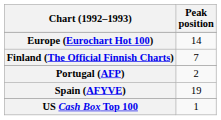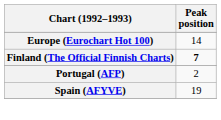(196, 57) normal -> (196, 57) bold
- row: (90, 106)
